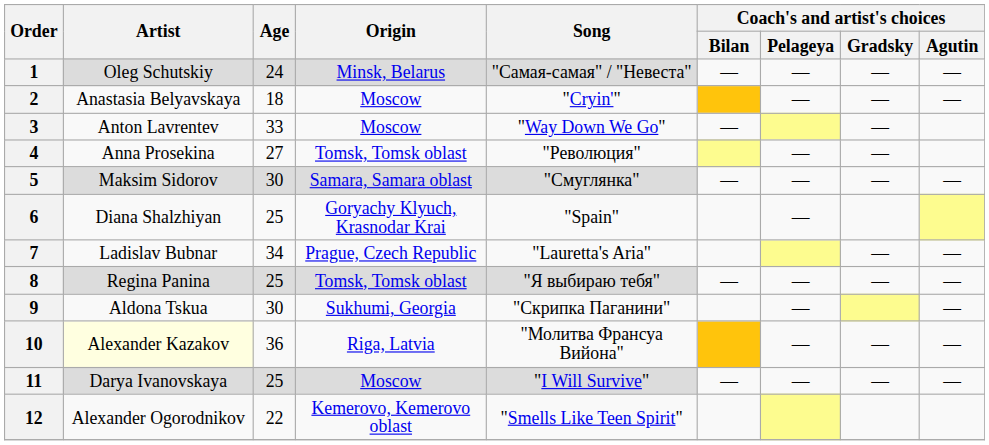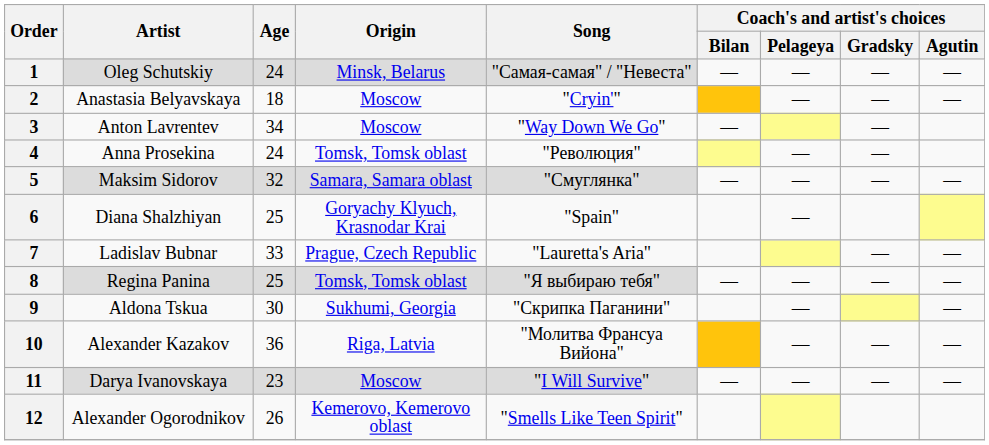(275, 126) 33 -> (275, 126) 34
(275, 153) 27 -> (275, 153) 24
(275, 180) 30 -> (275, 180) 32
(275, 253) 34 -> (275, 253) 33
(158, 344) lightyellow background -> (158, 344) no background
(275, 380) 25 -> (275, 380) 23
(275, 417) 22 -> (275, 417) 26
